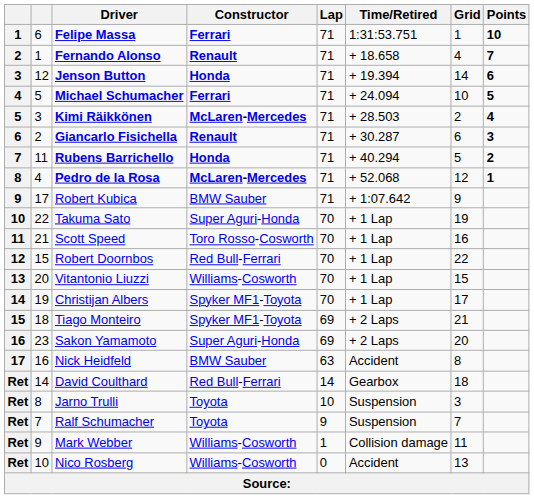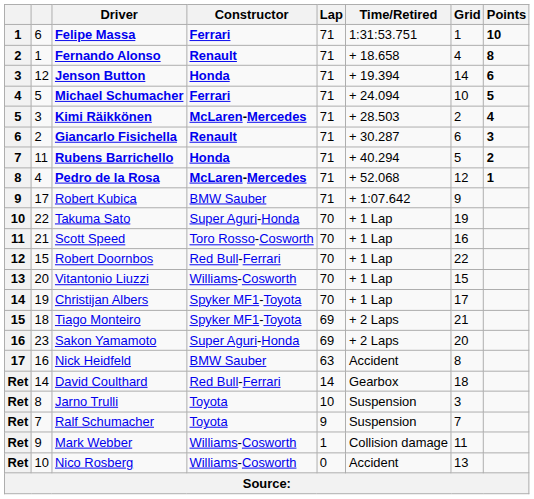(490, 55) 7 -> (490, 55) 8
